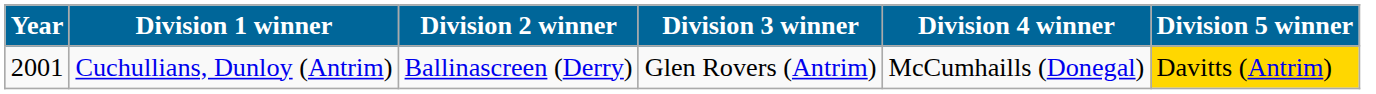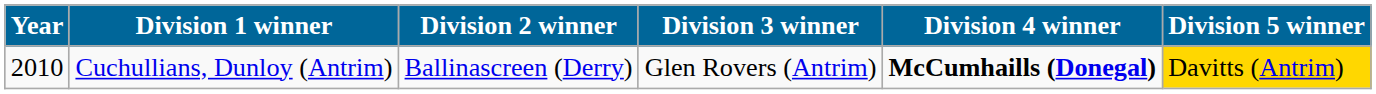(37, 66) 2001 -> (37, 66) 2010
(1016, 66) normal -> (1022, 66) bold
